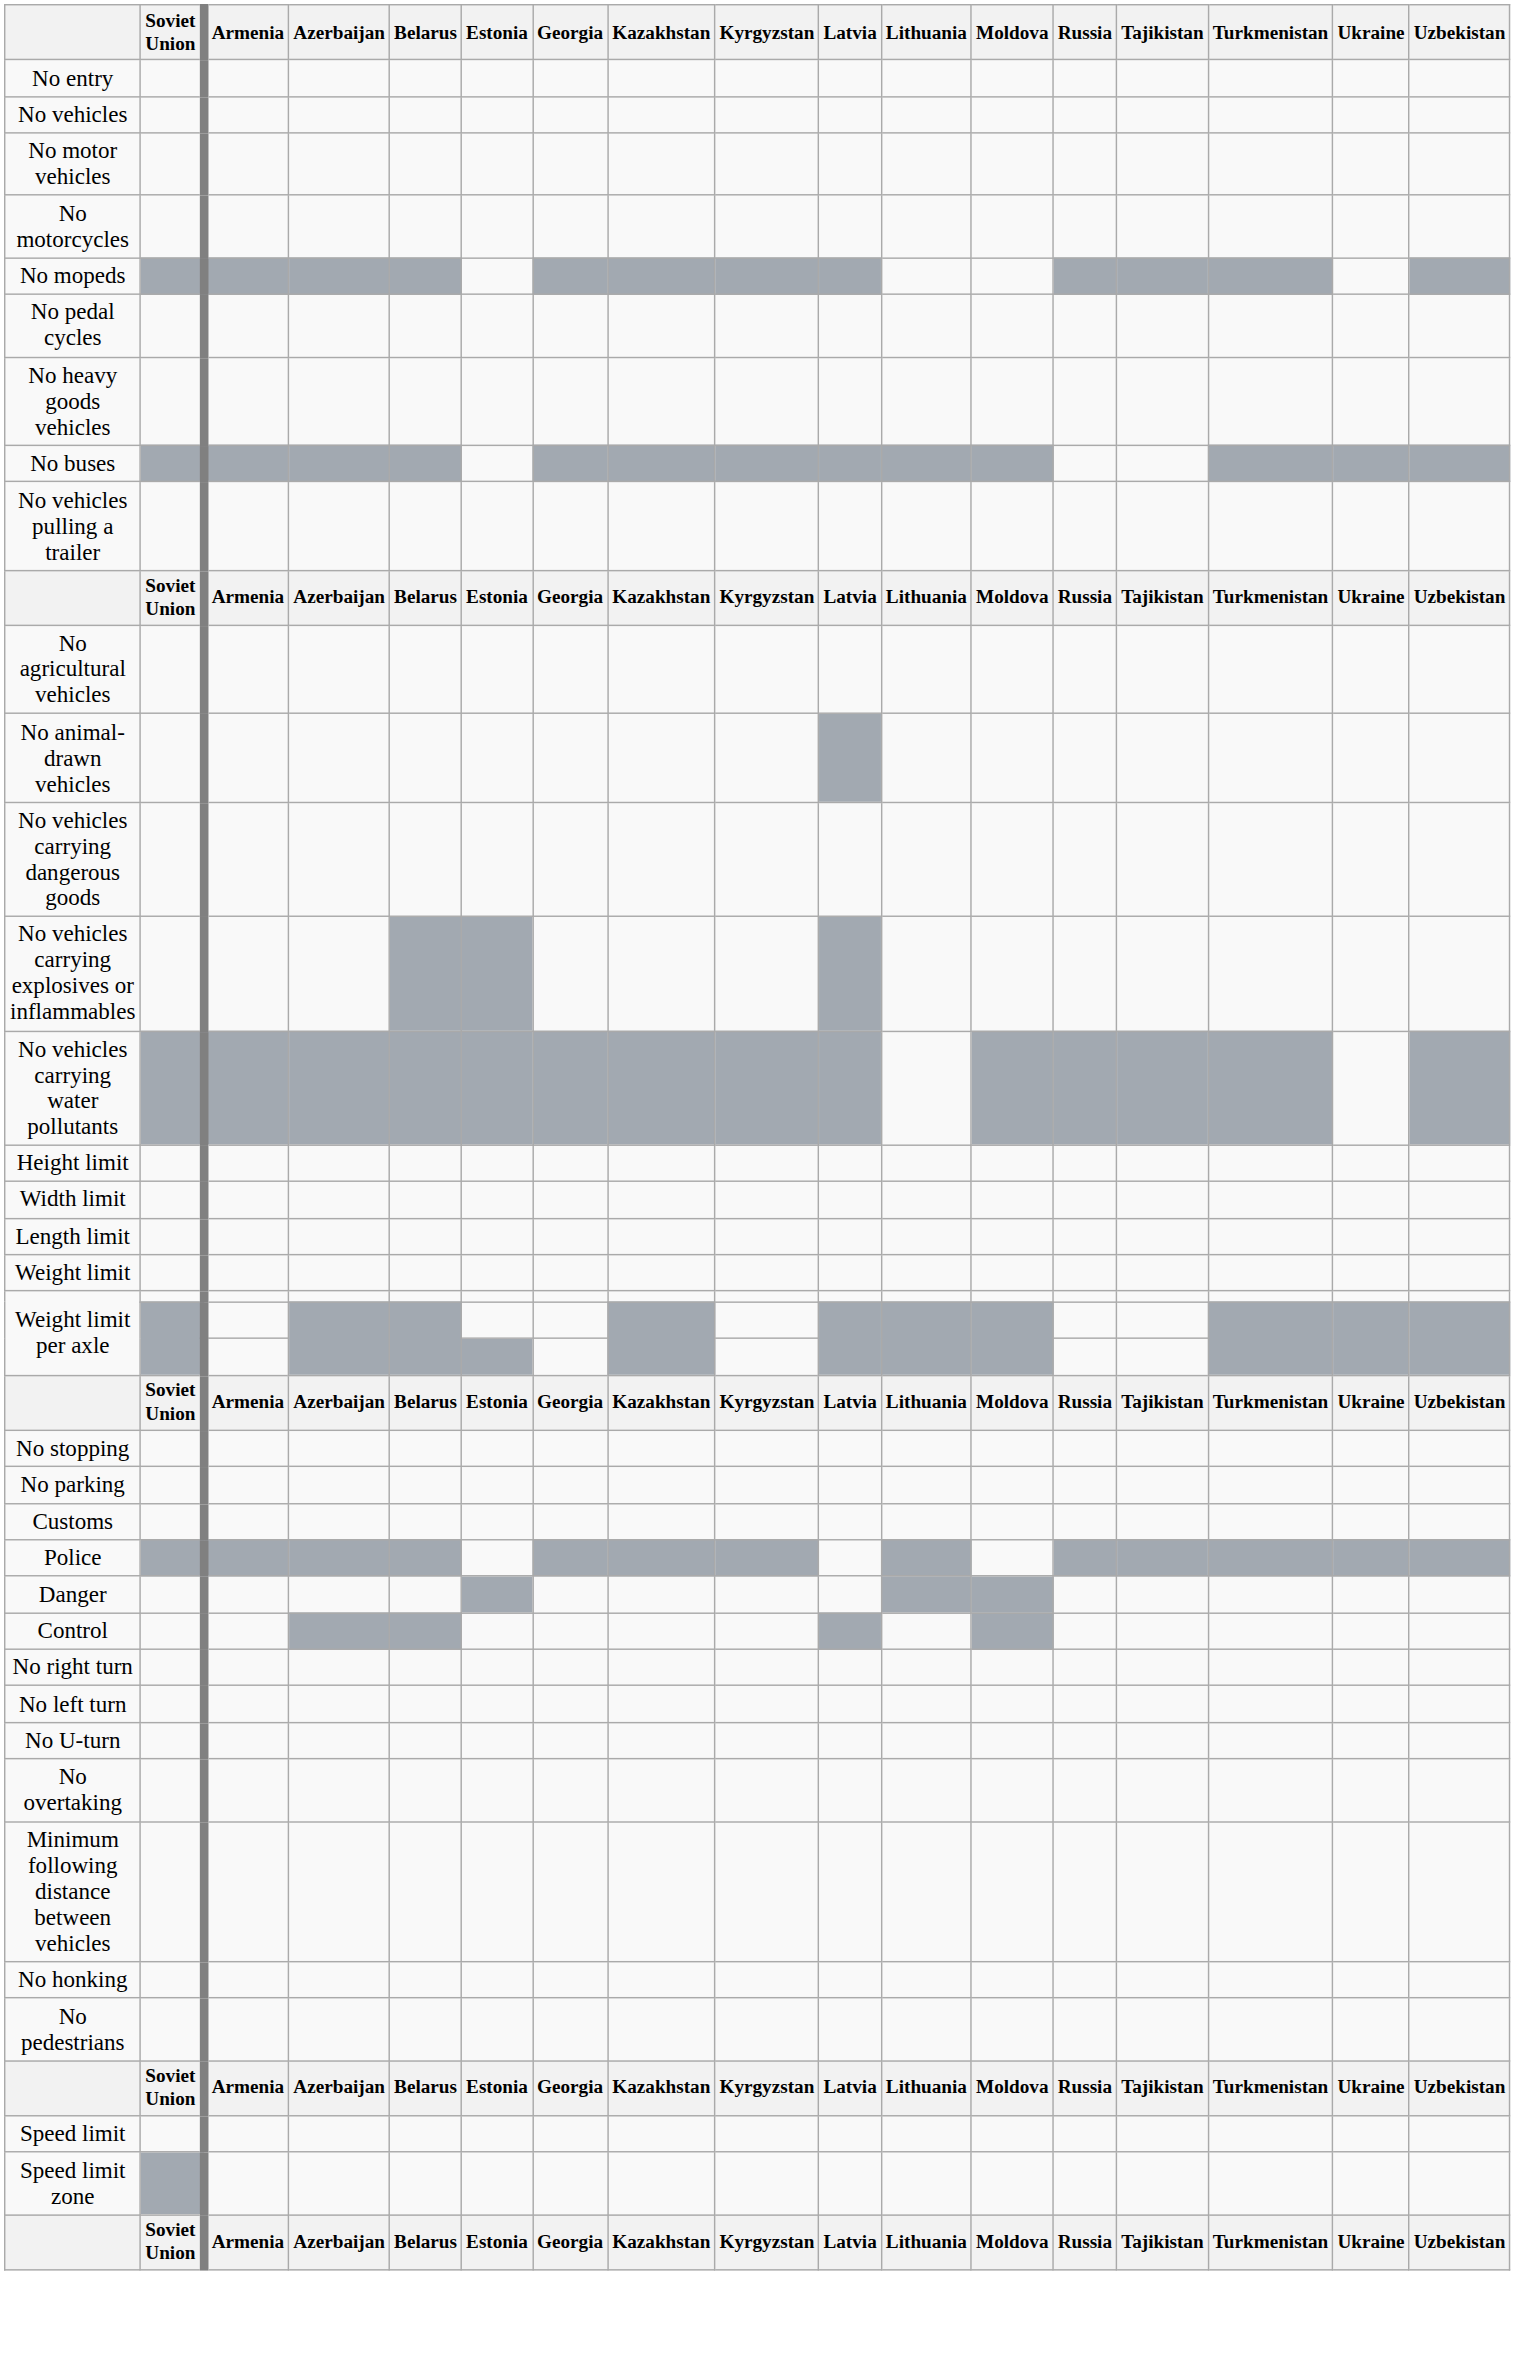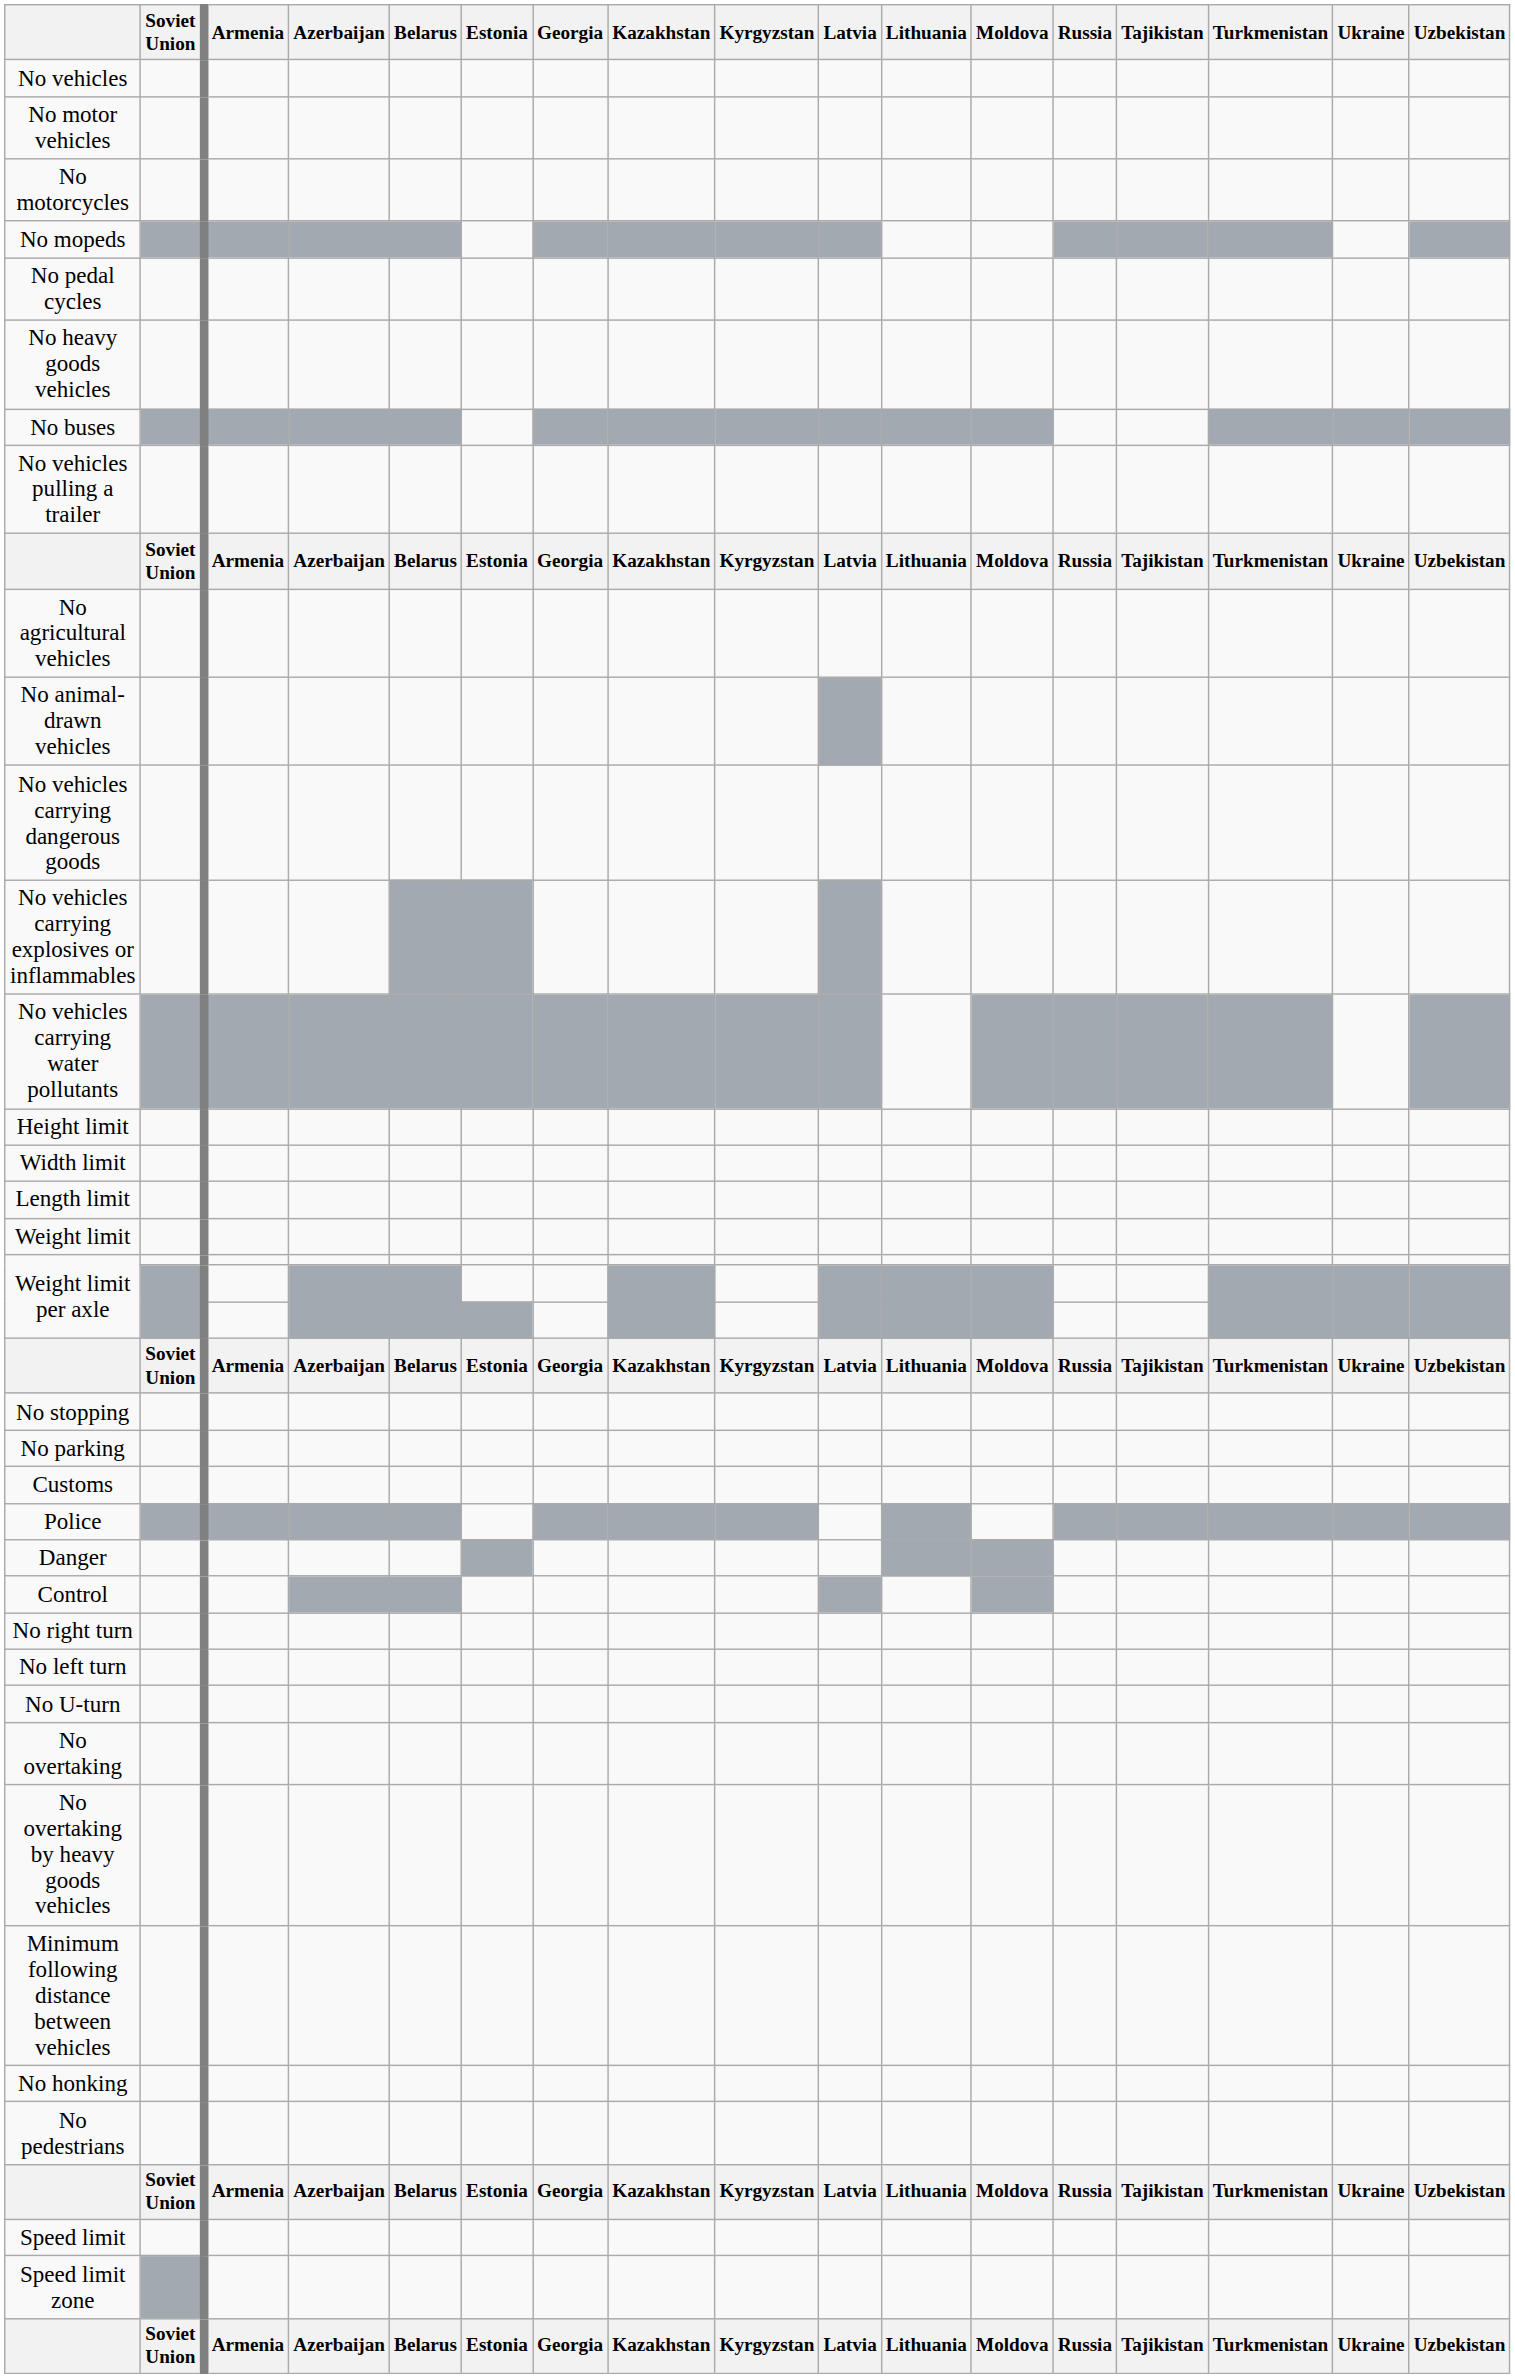- row: (73, 77)
+ row: (73, 1854)
